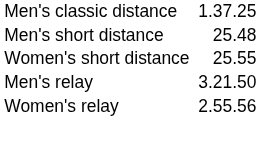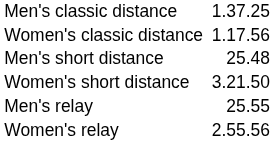+ row: (104, 35)
(235, 58) 25.55 -> (241, 82) 3.21.50
(227, 82) 3.21.50 -> (248, 106) 25.55
